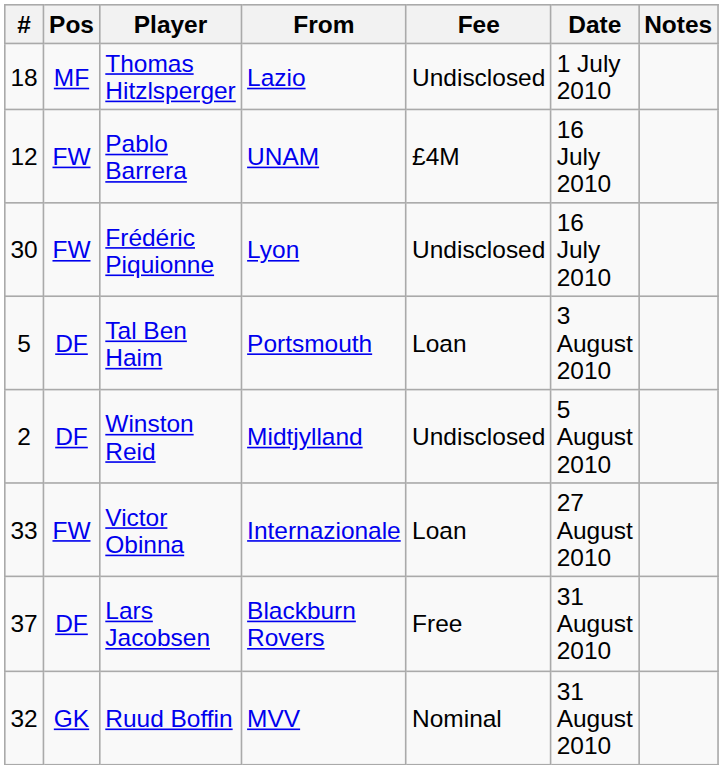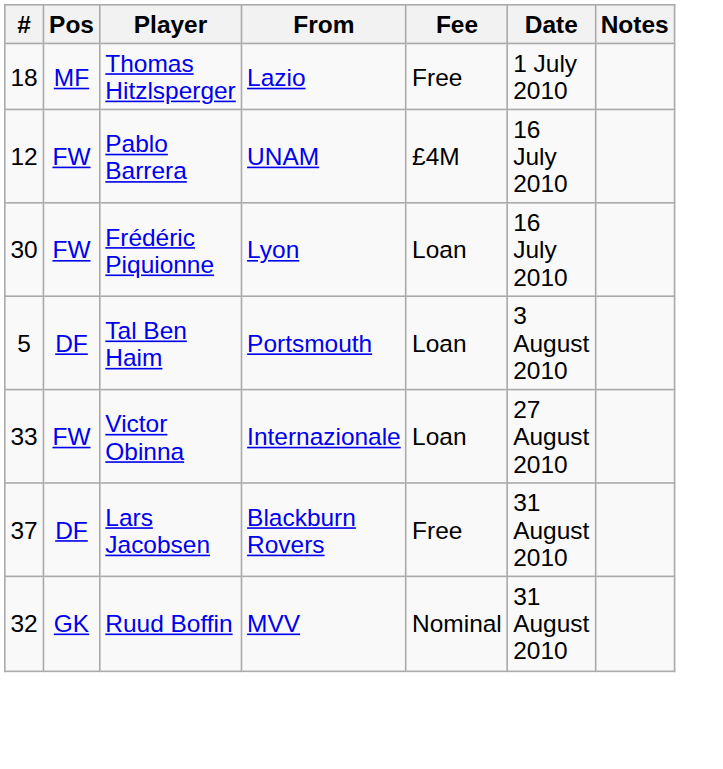(479, 77) Undisclosed -> (437, 77) Free
(479, 250) Undisclosed -> (439, 250) Loan
- row: (149, 437)
